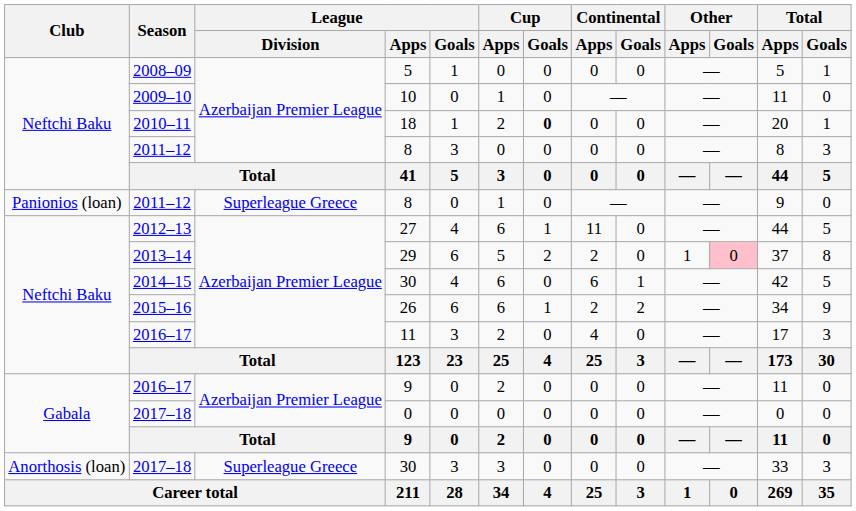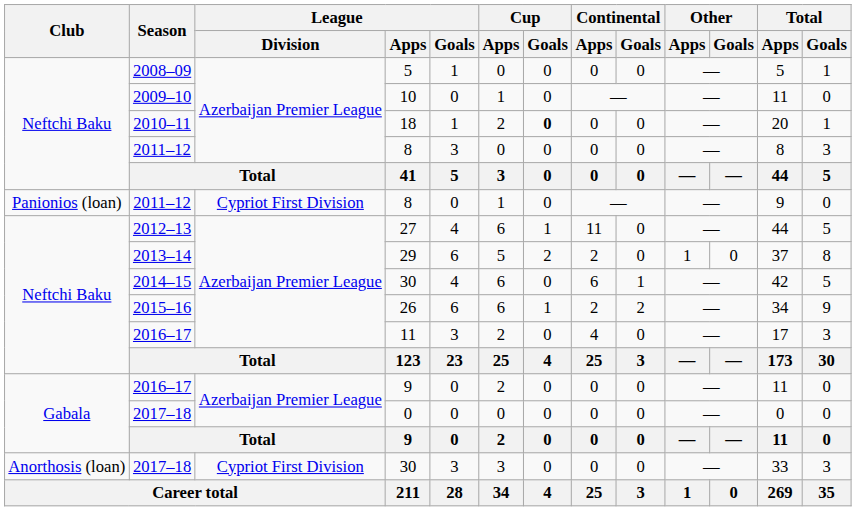(290, 202) Superleague Greece -> (290, 202) Cypriot First Division
(734, 255) pink background -> (734, 255) no background
(290, 466) Superleague Greece -> (290, 466) Cypriot First Division
